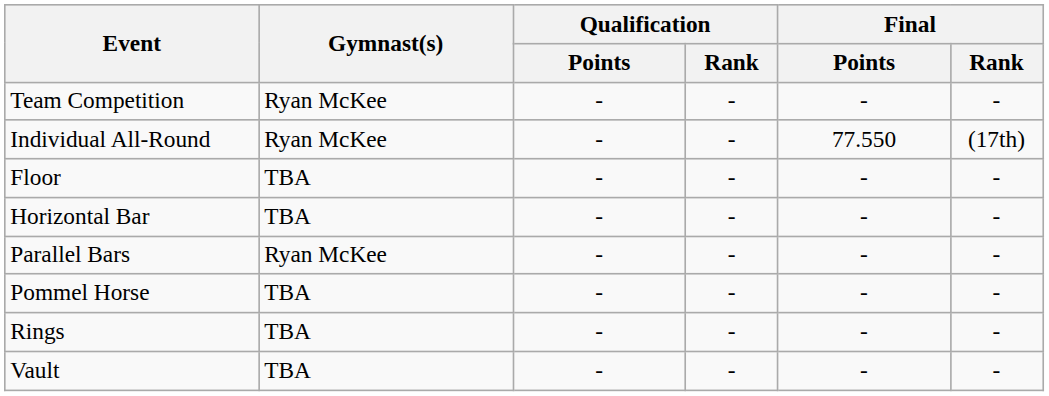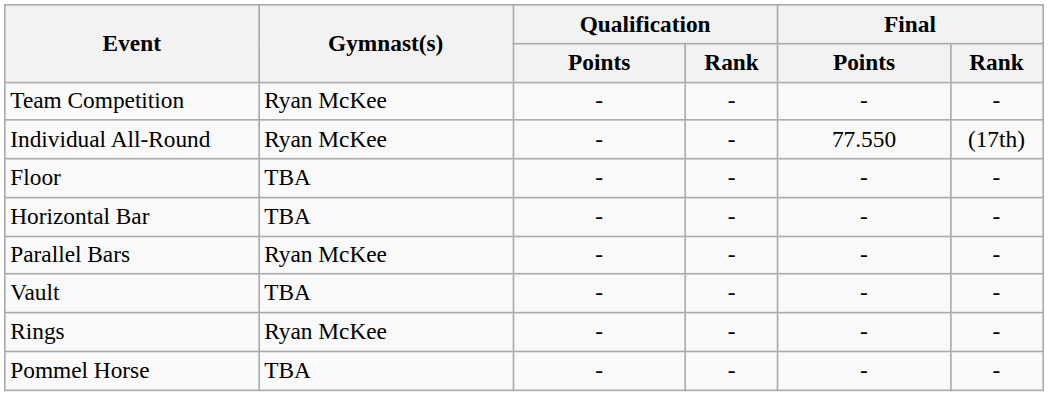rows swapped: (80, 293) <-> (35, 370)
(288, 331) TBA -> (326, 331) Ryan McKee
